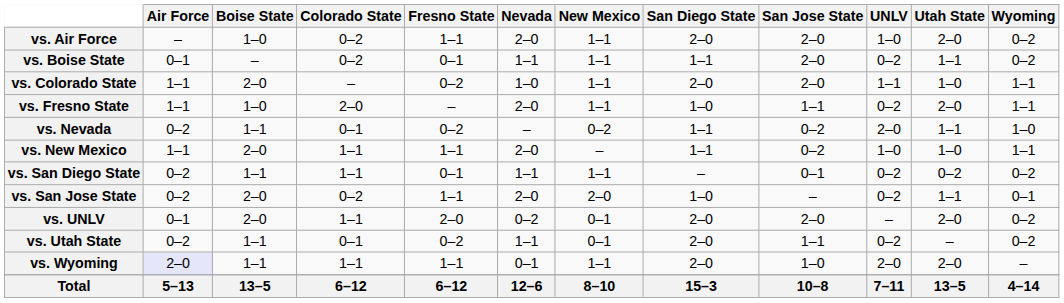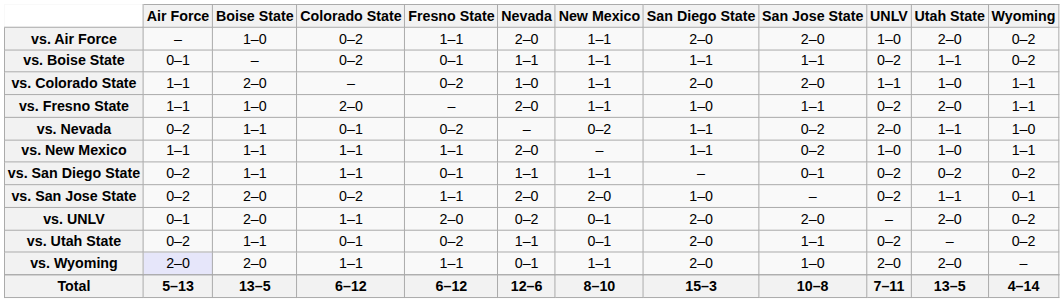(813, 61) 2–0 -> (813, 61) 1–1
(255, 151) 2–0 -> (255, 151) 1–1
(255, 264) 1–1 -> (255, 264) 2–0
